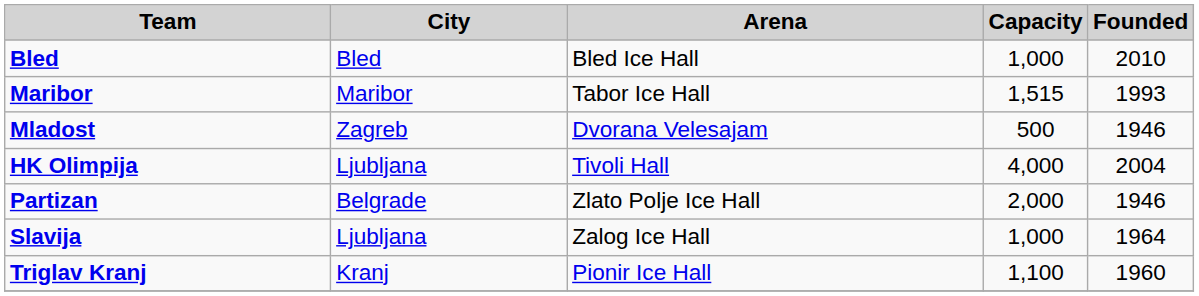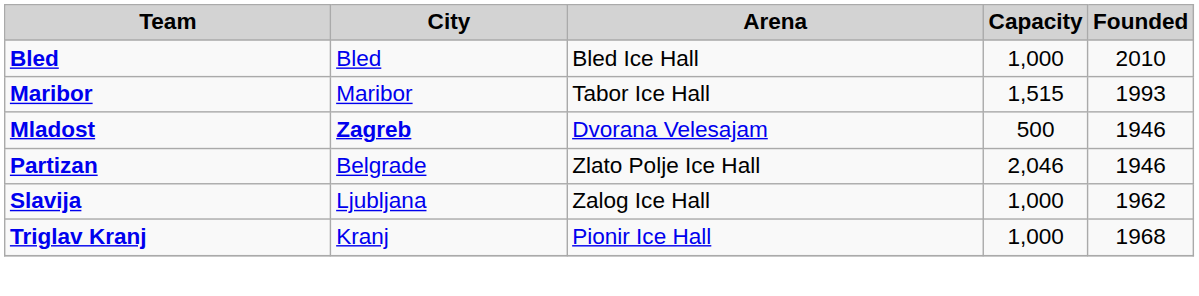(372, 129) normal -> (374, 129) bold
- row: (74, 165)
(1036, 201) 2,000 -> (1036, 165) 2,046
(1141, 237) 1964 -> (1141, 201) 1962
(1036, 272) 1,100 -> (1036, 237) 1,000
(1141, 272) 1960 -> (1141, 237) 1968
